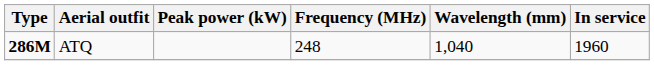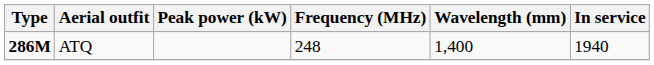(454, 45) 1,040 -> (454, 45) 1,400
(591, 45) 1960 -> (591, 45) 1940
